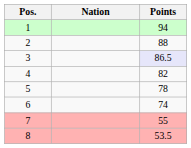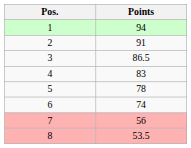- column: (95, 12)
(163, 43) 88 -> (141, 43) 91
(163, 58) lavender background -> (141, 58) no background
(163, 74) 82 -> (141, 74) 83
(163, 120) 55 -> (141, 120) 56
